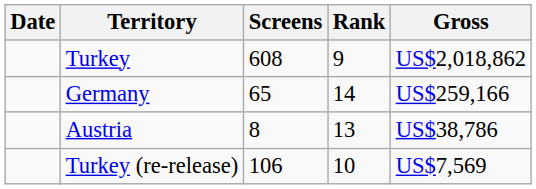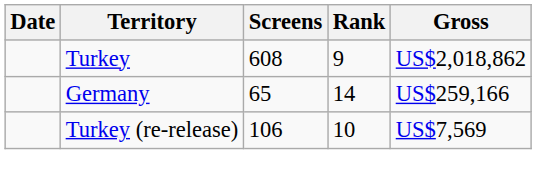- row: (99, 129)
